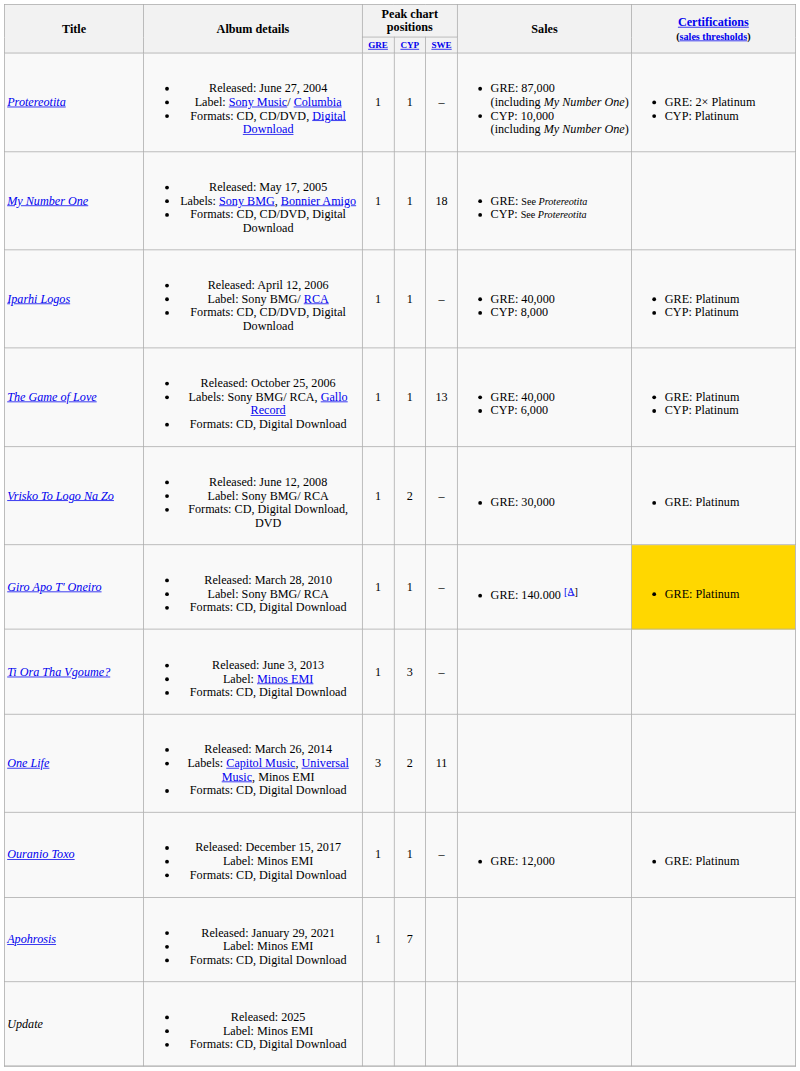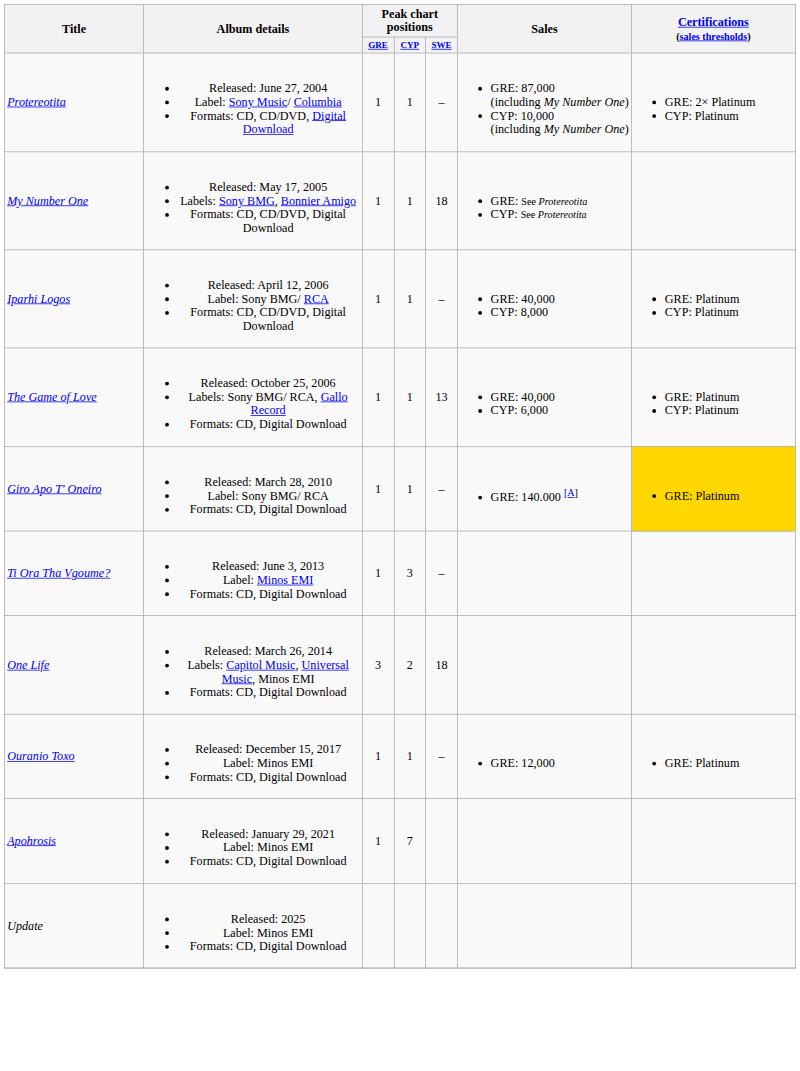- row: (61, 495)
(442, 763) 11 -> (442, 665) 18
